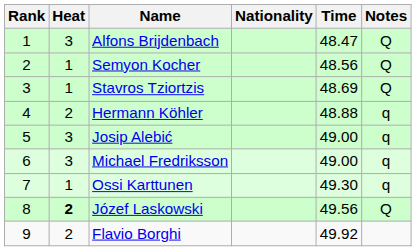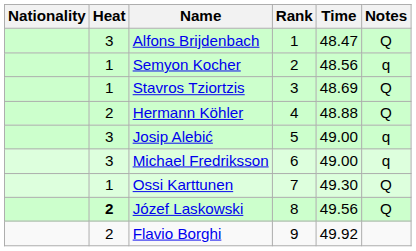columns swapped: (27, 16) <-> (274, 16)
(386, 64) Q -> (386, 64) q
(386, 112) q -> (386, 112) Q
(386, 185) q -> (386, 185) Q
